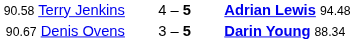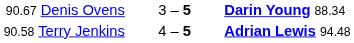rows swapped: (64, 10) <-> (65, 30)
